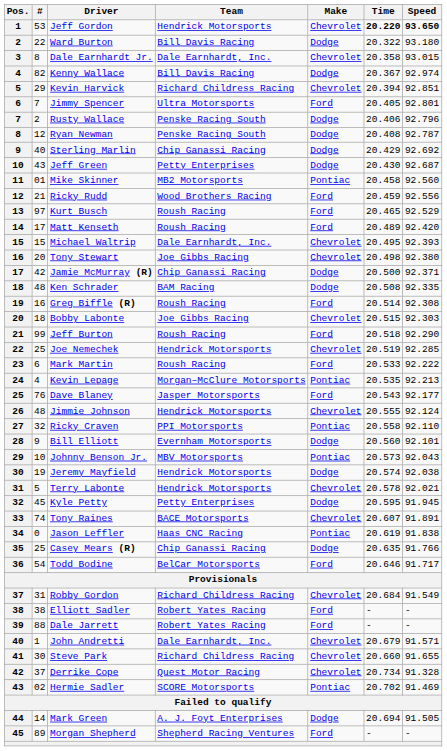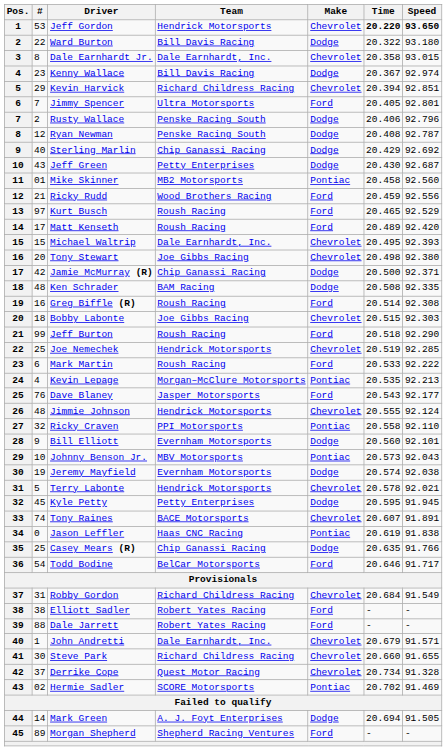(40, 74) 82 -> (40, 74) 23
(214, 473) Hendrick Motorsports -> (214, 473) Evernham Motorsports
